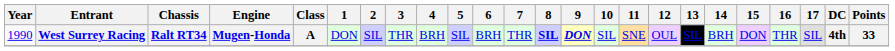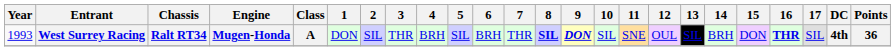(20, 35) 1990 -> (20, 35) 1993
(785, 35) normal -> (786, 35) bold
(869, 35) 33 -> (871, 35) 36
